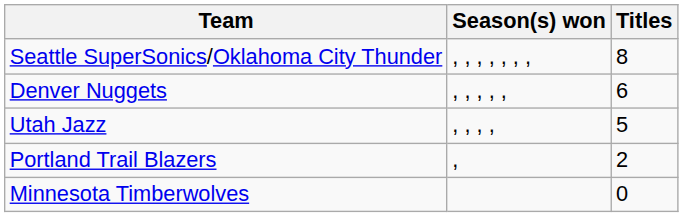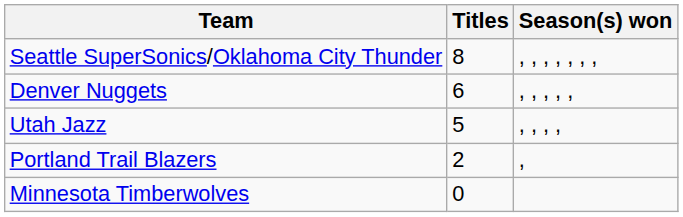columns swapped: (644, 21) <-> (529, 21)
